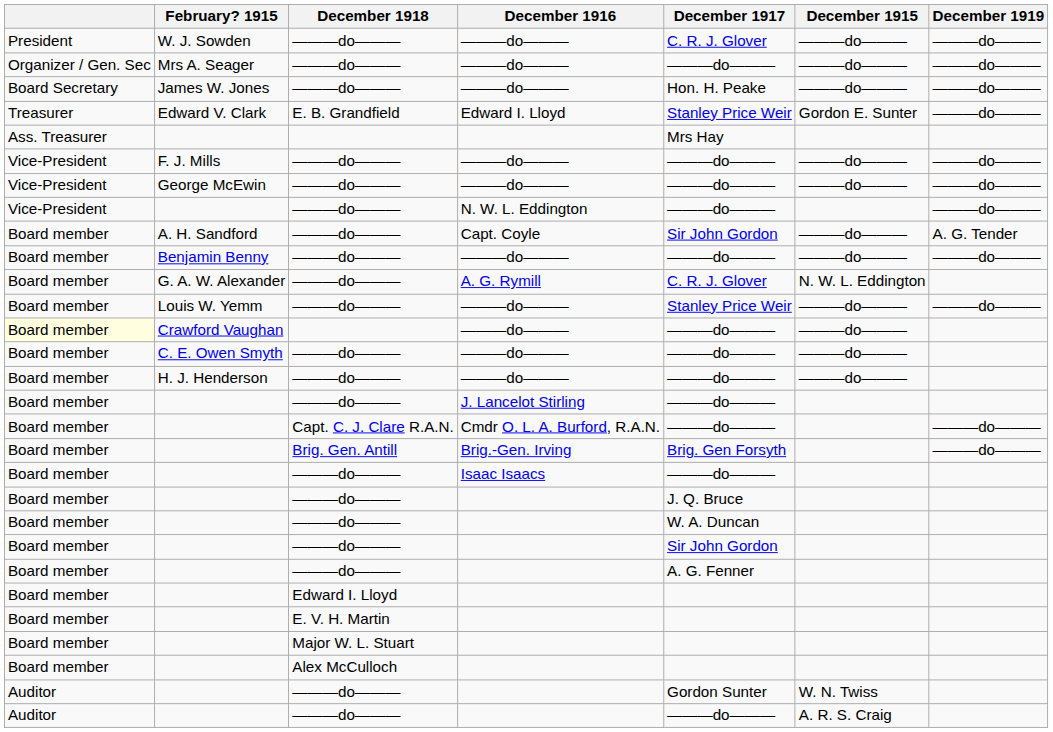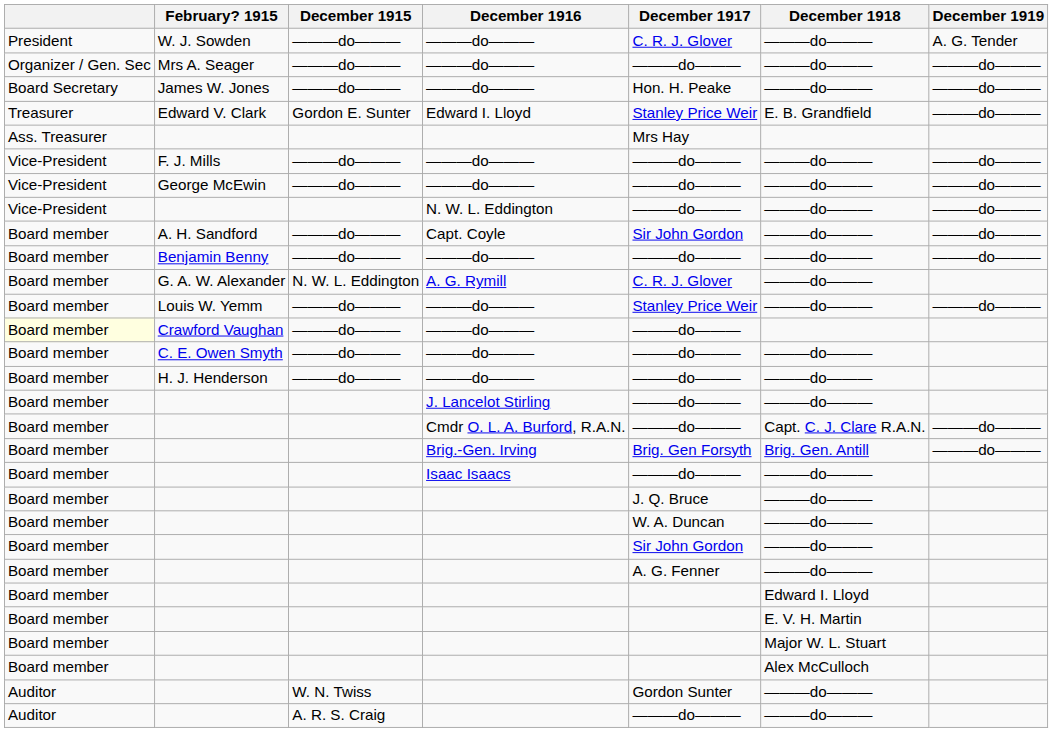columns swapped: (862, 16) <-> (373, 16)
(987, 40) ———do——— -> (975, 40) A. G. Tender
(975, 233) A. G. Tender -> (987, 233) ———do———
